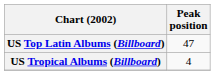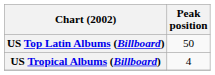(189, 43) 47 -> (189, 43) 50
